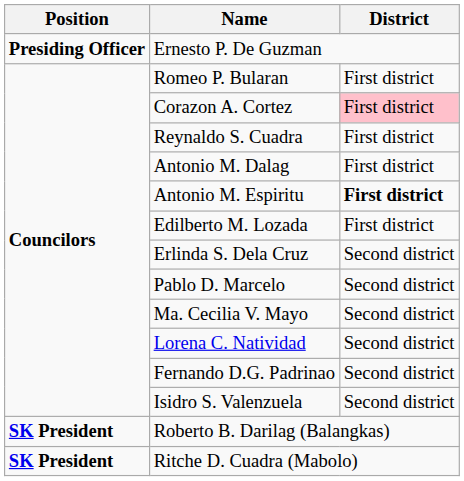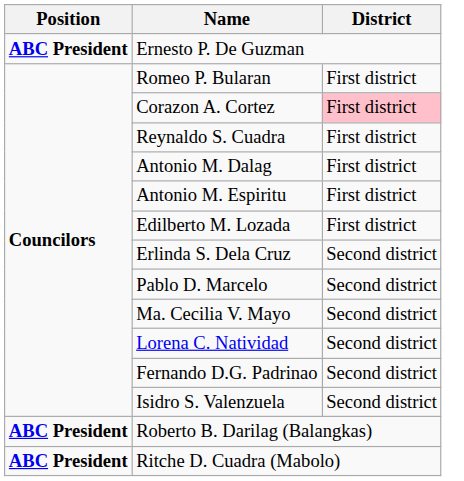(77, 48) Presiding Officer -> (68, 48) ABC President
(393, 195) bold -> (371, 195) normal
(61, 431) SK President -> (68, 431) ABC President
(61, 460) SK President -> (68, 460) ABC President
